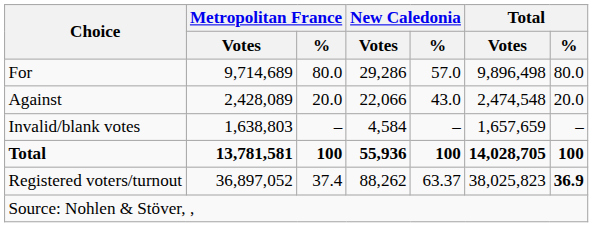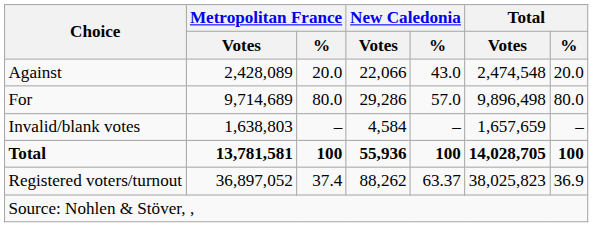rows swapped: (20, 72) <-> (35, 99)
(569, 180) bold -> (569, 180) normal
